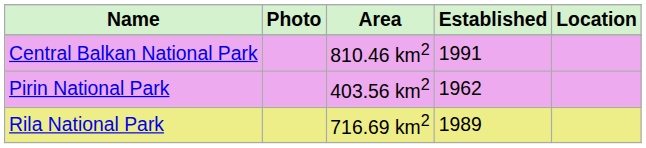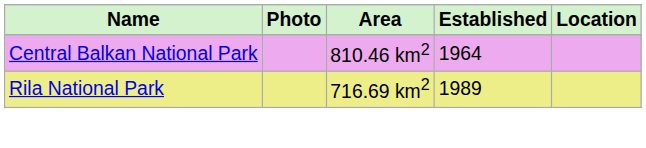(460, 53) 1991 -> (460, 53) 1964
- row: (89, 89)
